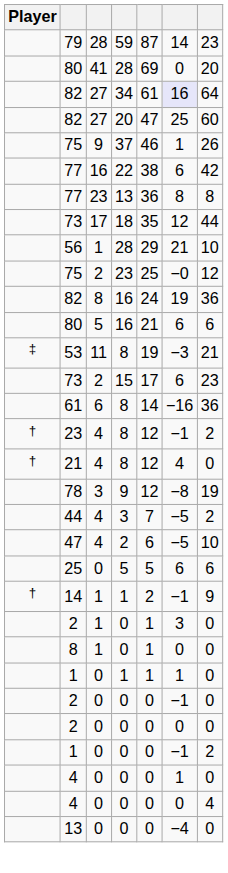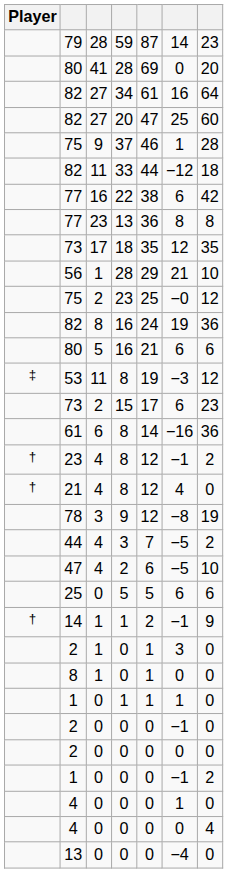(180, 94) lavender background -> (180, 94) no background
(210, 145) 26 -> (210, 145) 28
+ row: (73, 171)
(210, 222) 44 -> (210, 247) 35
(210, 352) 21 -> (210, 378) 12
